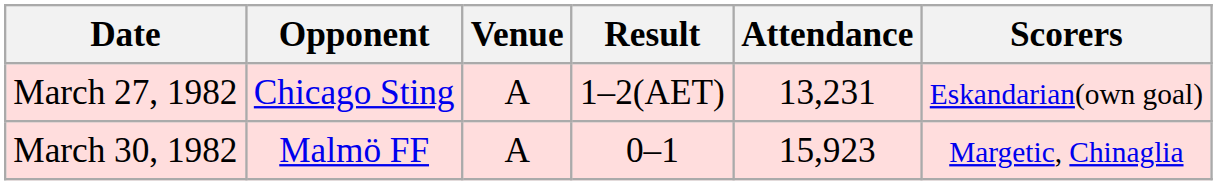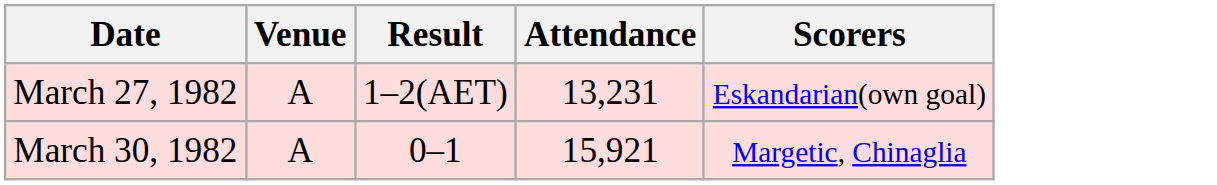- column: (354, 33)
(827, 150) 15,923 -> (610, 150) 15,921
